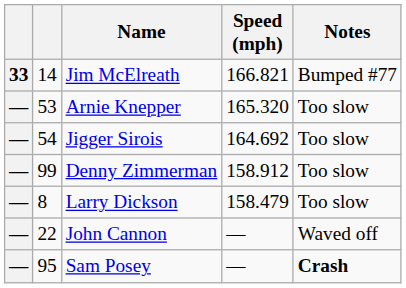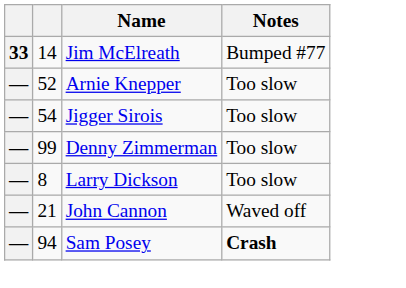- column: (258, 32)
(47, 107) 53 -> (47, 84) 52
(47, 234) 22 -> (47, 211) 21
(47, 266) 95 -> (47, 243) 94
